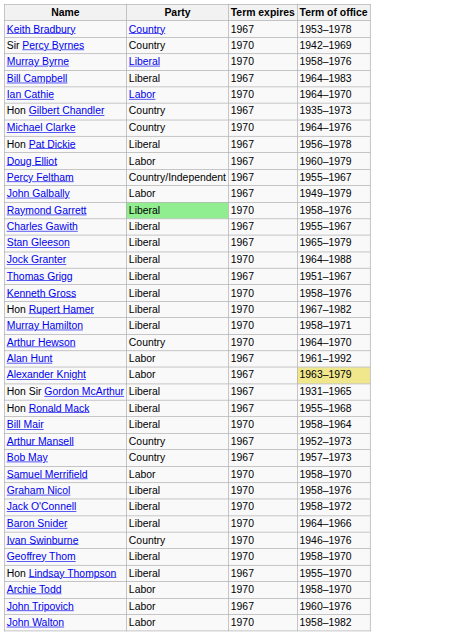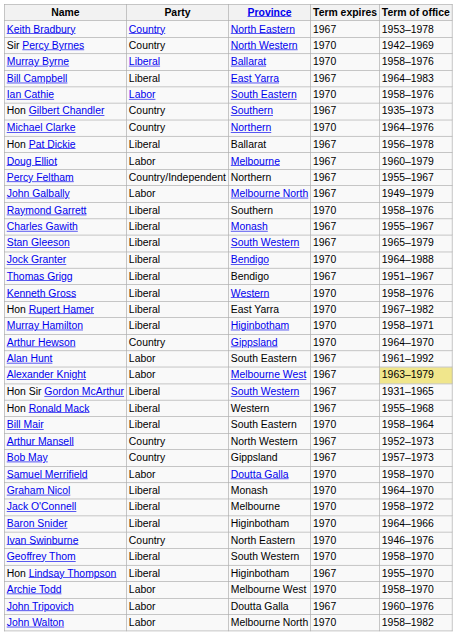+ column: (270, 12)
(326, 95) 1964–1970 -> (408, 95) 1958–1976
(144, 210) lightgreen background -> (144, 210) no background
(326, 491) 1958–1976 -> (408, 491) 1964–1970
